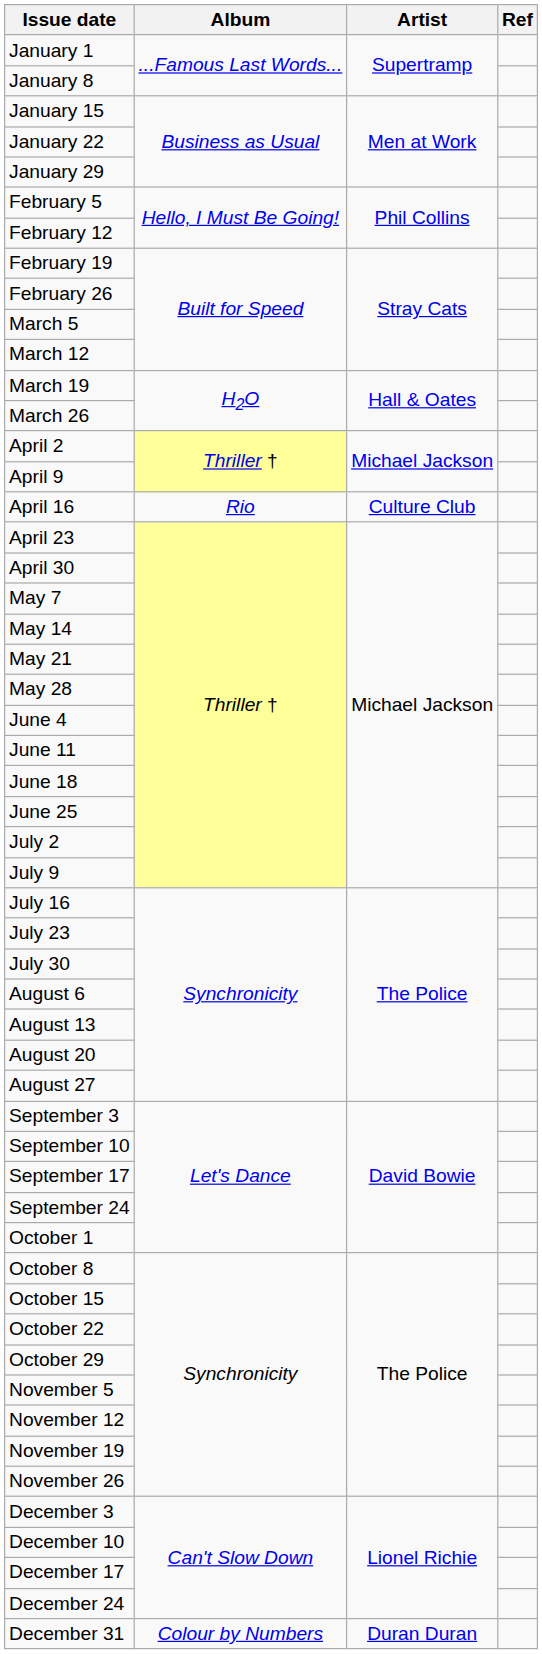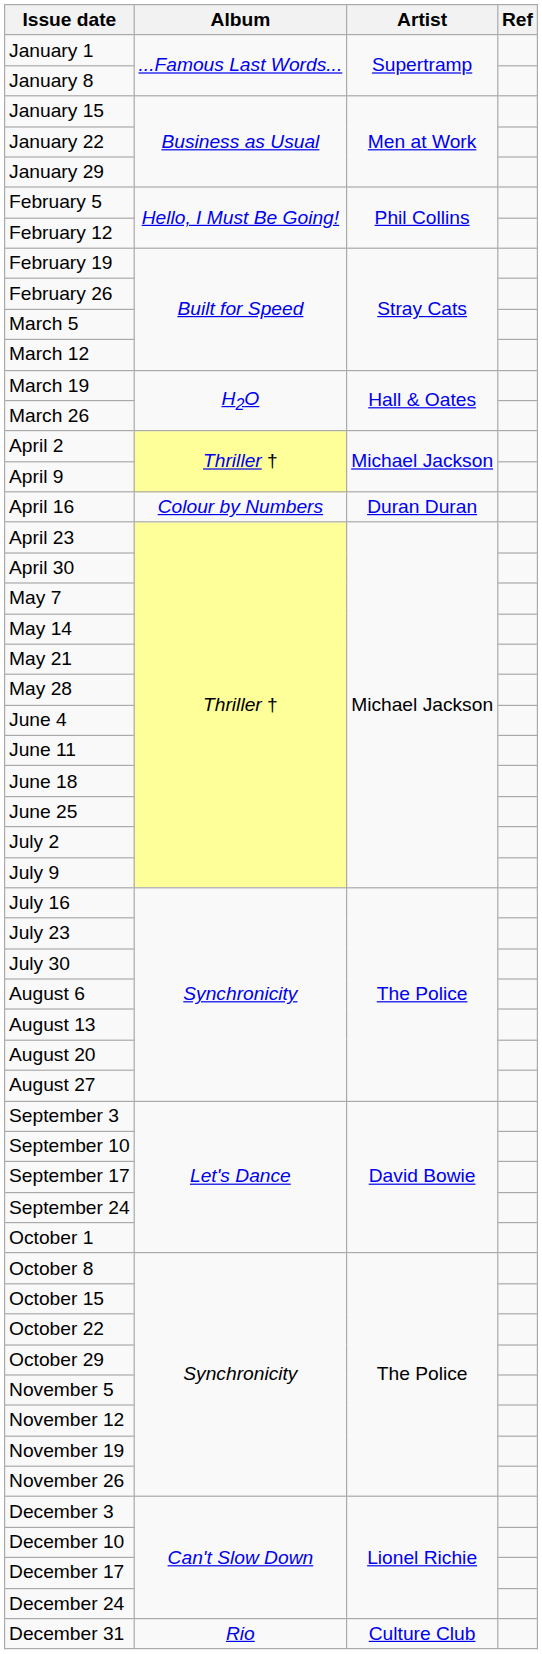(240, 506) Rio -> (240, 506) Colour by Numbers
(422, 506) Culture Club -> (422, 506) Duran Duran
(240, 1633) Colour by Numbers -> (240, 1633) Rio
(422, 1633) Duran Duran -> (422, 1633) Culture Club
